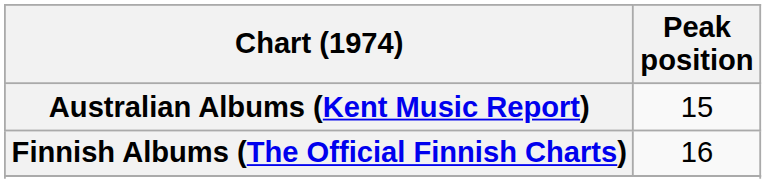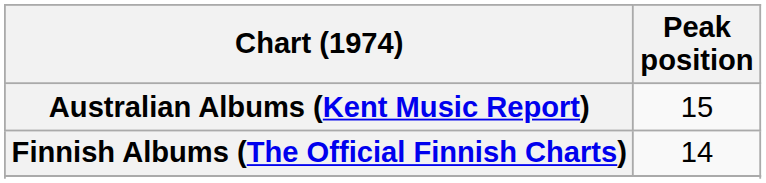(697, 152) 16 -> (697, 152) 14
